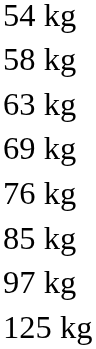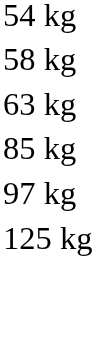- row: (40, 148)
- row: (40, 193)
